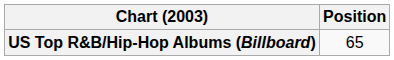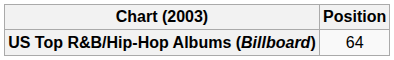(355, 42) 65 -> (355, 42) 64
